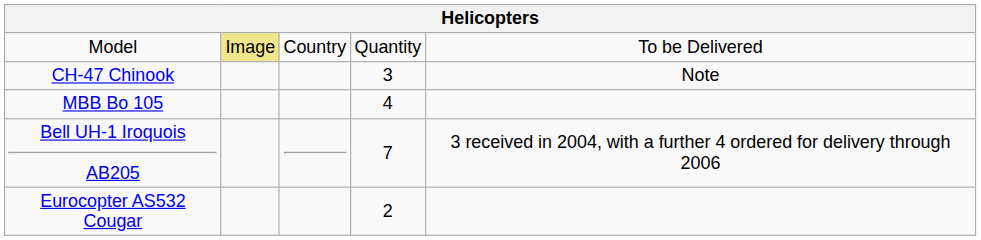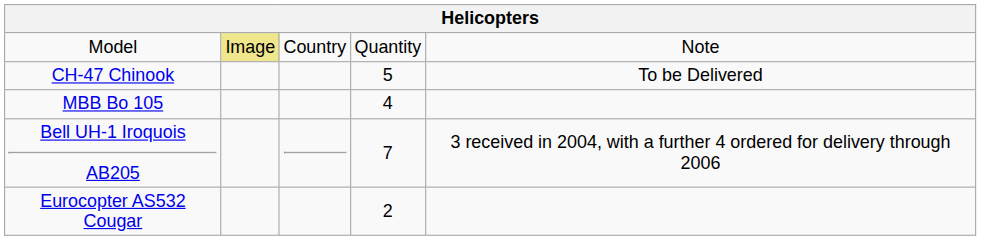(700, 47) To be Delivered -> (700, 47) Note
(388, 75) 3 -> (388, 75) 5
(700, 75) Note -> (700, 75) To be Delivered
